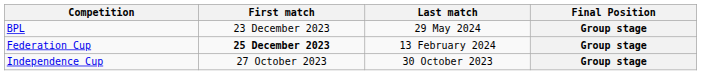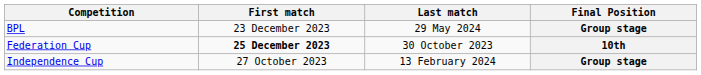(448, 45) 13 February 2024 -> (448, 45) 30 October 2023
(614, 45) Group stage -> (614, 45) 10th
(448, 61) 30 October 2023 -> (448, 61) 13 February 2024
